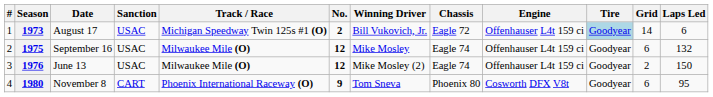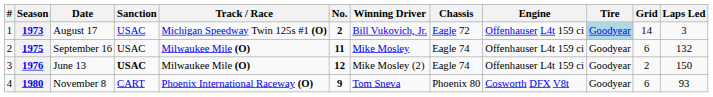(684, 31) 6 -> (684, 31) 3
(340, 48) 12 -> (340, 48) 11
(131, 66) normal -> (132, 66) bold
(684, 83) 95 -> (684, 83) 93
